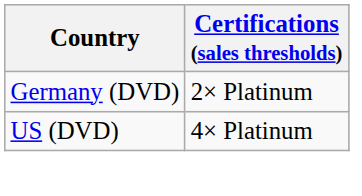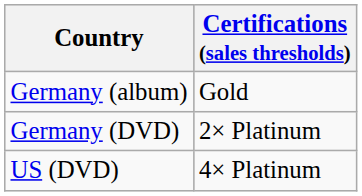+ row: (99, 91)
